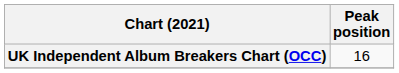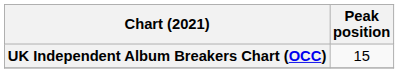(362, 56) 16 -> (362, 56) 15
